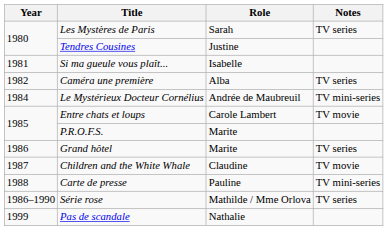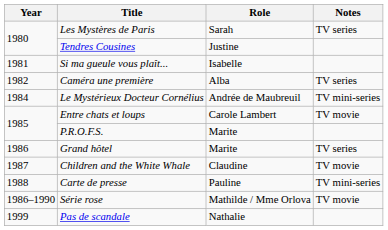(336, 200) TV series -> (338, 200) TV movie
